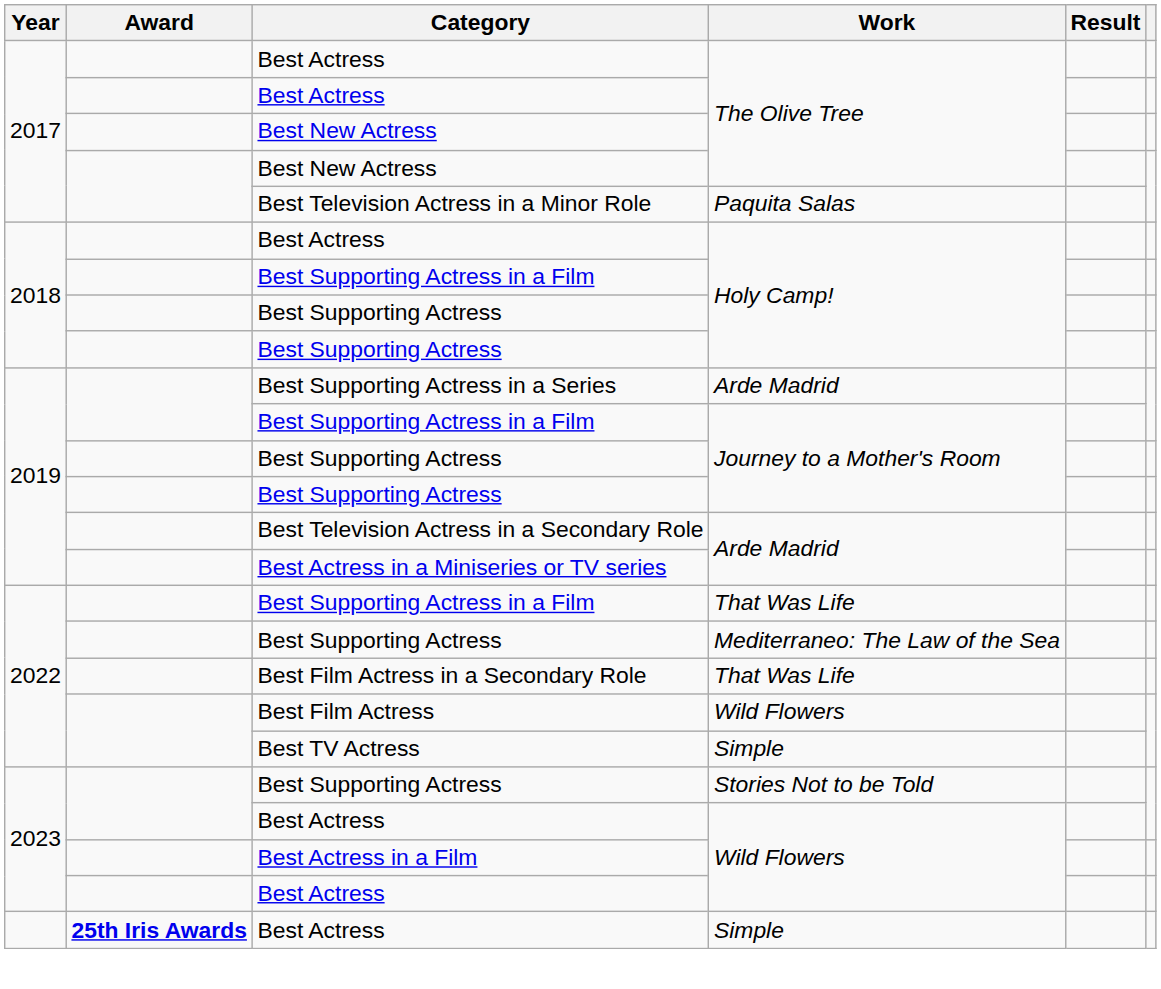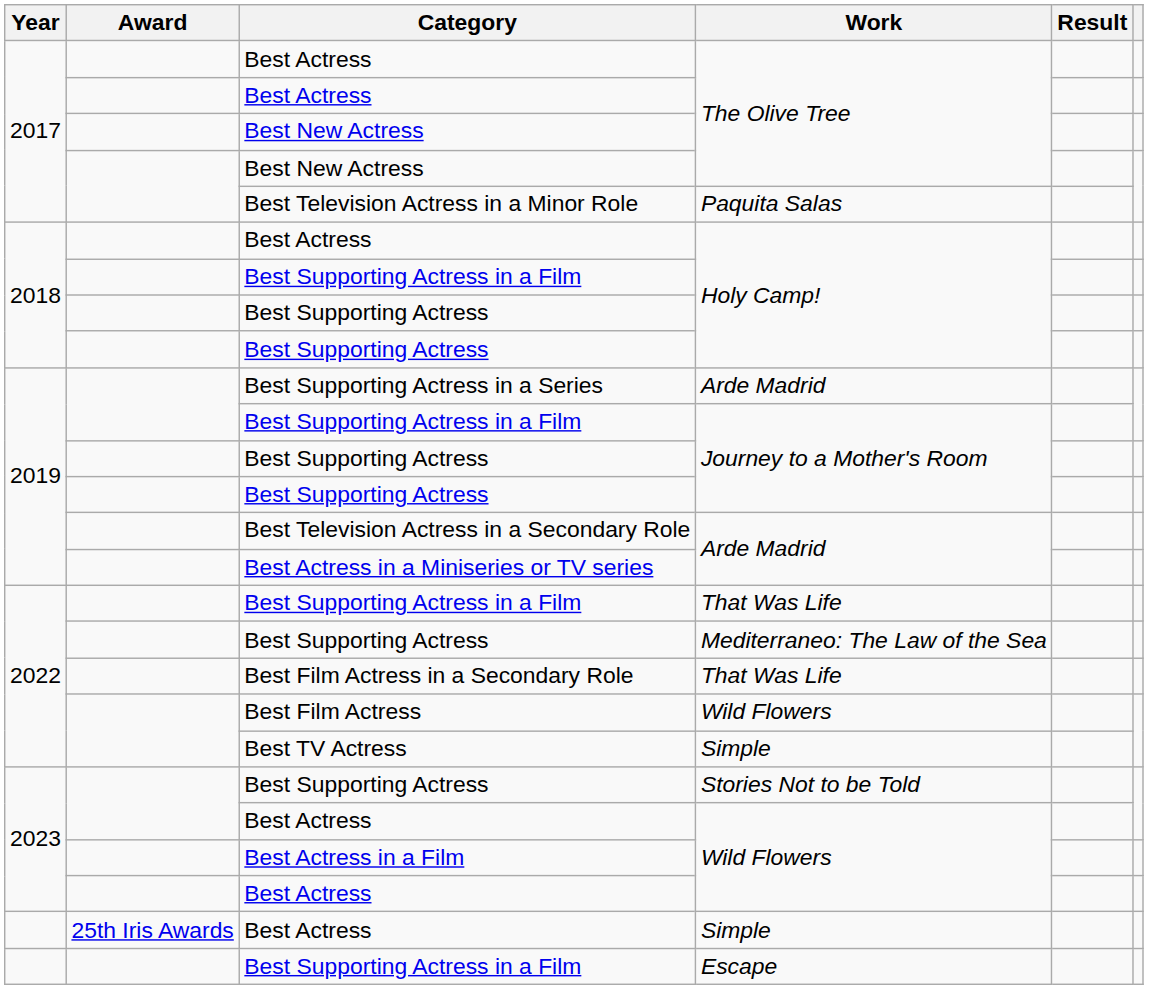(159, 929) bold -> (153, 929) normal
+ row: (413, 966)
